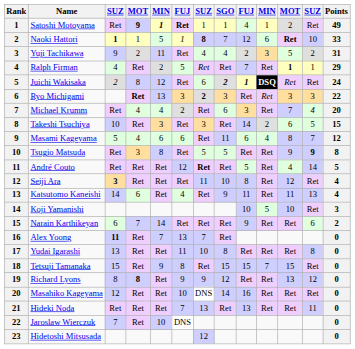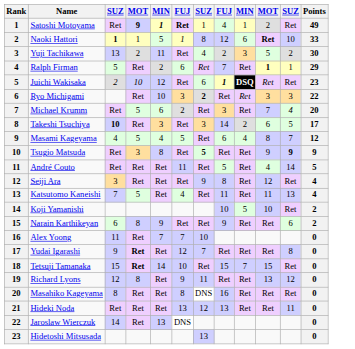- column: (225, 11)
(204, 39) bold -> (204, 39) normal
(115, 53) 9 -> (115, 53) 13
(337, 53) 31 -> (314, 53) 30
(115, 67) 4 -> (115, 67) 5
(182, 67) 5 -> (182, 67) 6
(138, 81) 8 -> (138, 81) 10
(337, 81) 24 -> (314, 81) 23
(138, 95) bold -> (138, 95) normal
(161, 95) 13 -> (161, 95) 10
(138, 110) 4 -> (138, 110) 5
(161, 110) 4 -> (161, 110) 6
(115, 124) normal -> (115, 124) bold
(337, 124) 15 -> (314, 124) 17
(115, 138) 5 -> (115, 138) 4
(138, 138) 4 -> (138, 138) 5
(161, 138) 6 -> (161, 138) 4
(182, 138) 6 -> (182, 138) 5
(204, 152) normal -> (204, 152) bold
(337, 152) 8 -> (314, 152) 9
(182, 166) 12 -> (182, 166) 11
(204, 166) bold -> (204, 166) normal
(115, 180) bold -> (115, 180) normal
(204, 180) 11 -> (204, 180) 9
(115, 194) 14 -> (115, 194) 7
(138, 194) 6 -> (138, 194) 5
(337, 209) 3 -> (314, 209) 2
(138, 223) 7 -> (138, 223) 8
(161, 223) 14 -> (161, 223) 9
(115, 237) bold -> (115, 237) normal
(182, 237) 13 -> (182, 237) 7
(204, 237) 7 -> (204, 237) 10
(115, 251) 13 -> (115, 251) 9
(138, 251) normal -> (138, 251) bold
(182, 251) 11 -> (182, 251) 12
(204, 251) 10 -> (204, 251) 7
(138, 265) normal -> (138, 265) bold
(161, 265) 9 -> (161, 265) 14
(182, 265) 8 -> (182, 265) 10
(115, 279) 8 -> (115, 279) 12
(138, 279) bold -> (138, 279) normal
(204, 279) 9 -> (204, 279) 11
(115, 293) 12 -> (115, 293) 8
(182, 293) 10 -> (182, 293) 8
(182, 308) 7 -> (182, 308) 13
(204, 308) 13 -> (204, 308) 12
(115, 322) 7 -> (115, 322) 14
(161, 322) 10 -> (161, 322) 13
(204, 336) 12 -> (204, 336) 13
